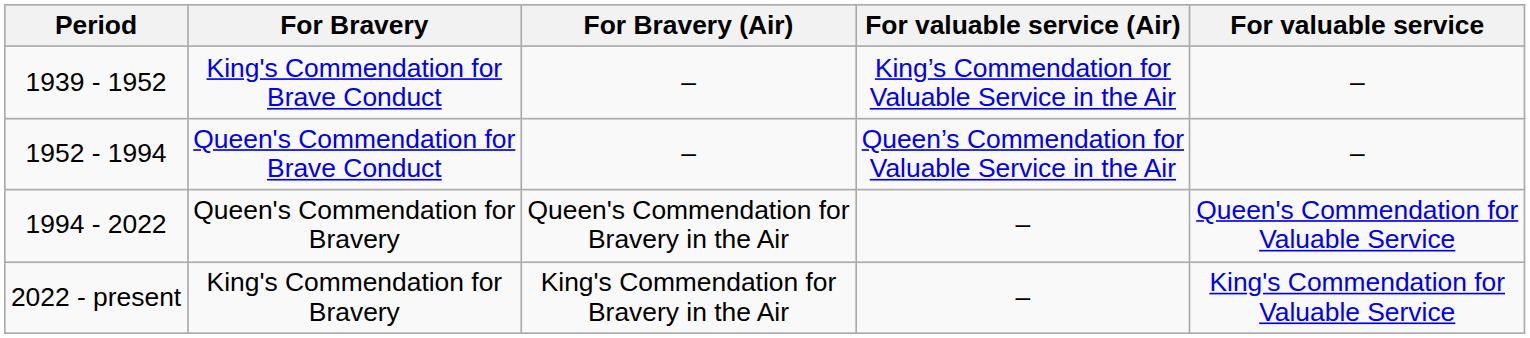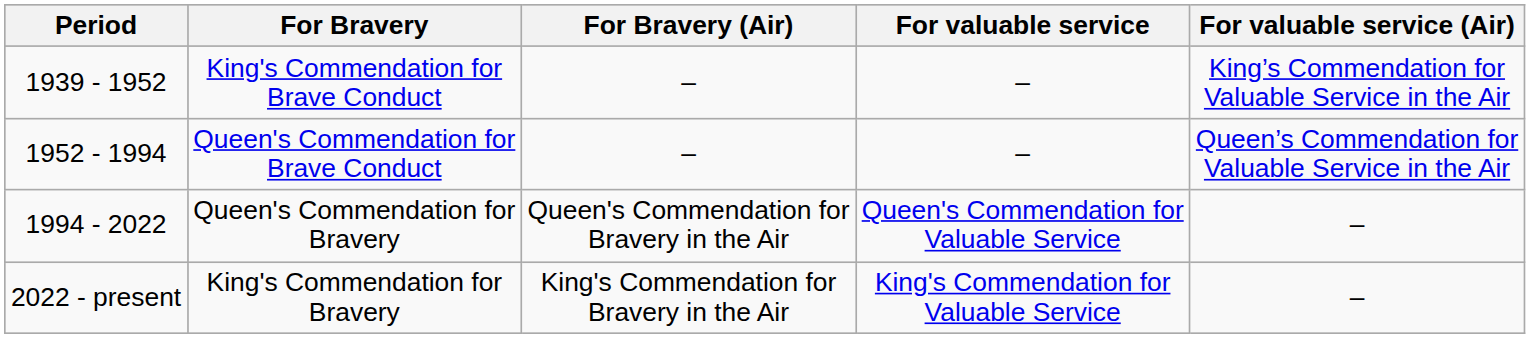columns swapped: (1357, 25) <-> (1023, 25)
